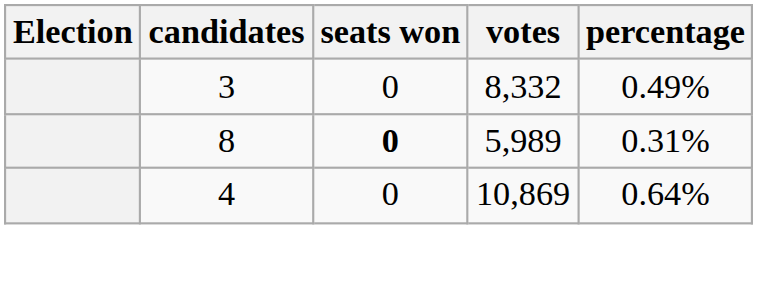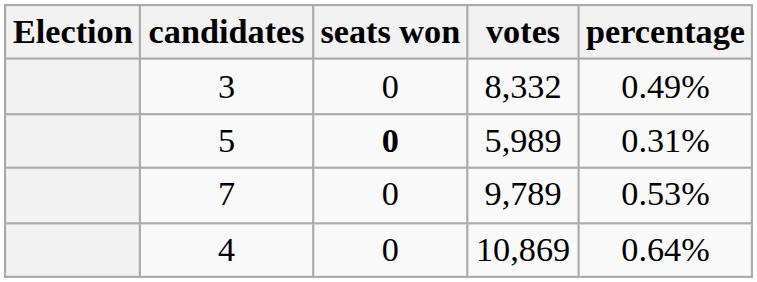(227, 140) 8 -> (227, 140) 5
+ row: (523, 194)
